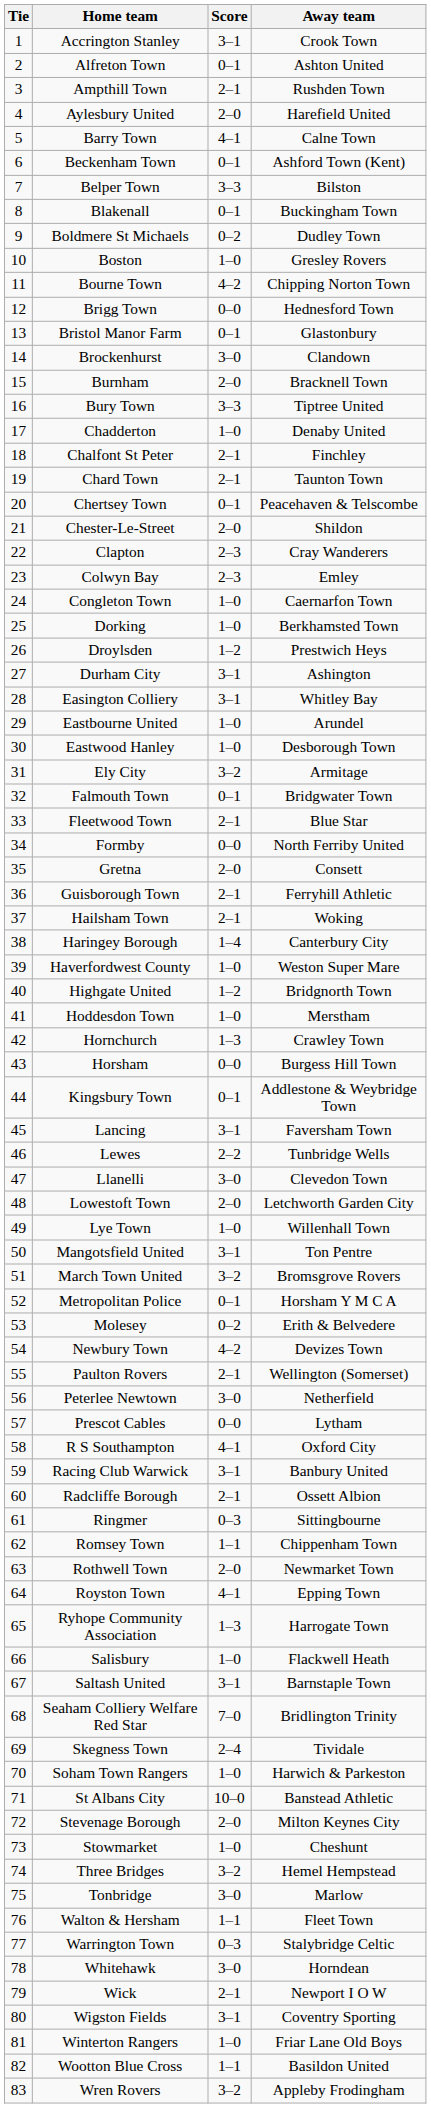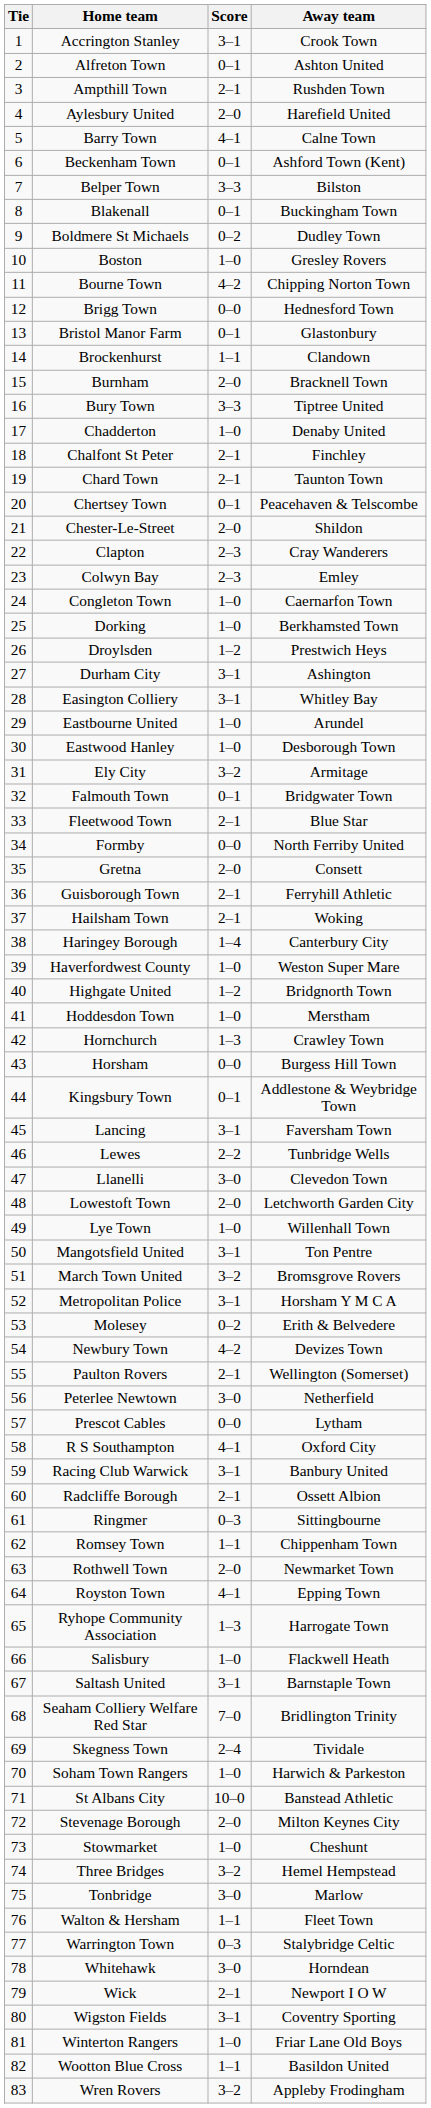(229, 357) 3–0 -> (229, 357) 1–1
(229, 1300) 0–1 -> (229, 1300) 3–1
